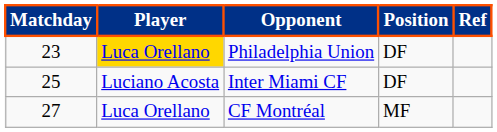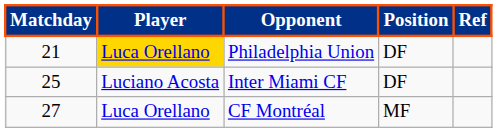(51, 51) 23 -> (51, 51) 21
